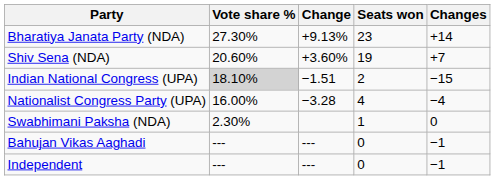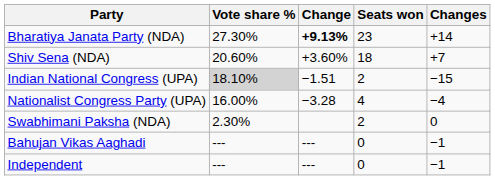(325, 36) normal -> (325, 36) bold
(365, 57) 19 -> (365, 57) 18
(361, 121) 1 -> (361, 121) 2
